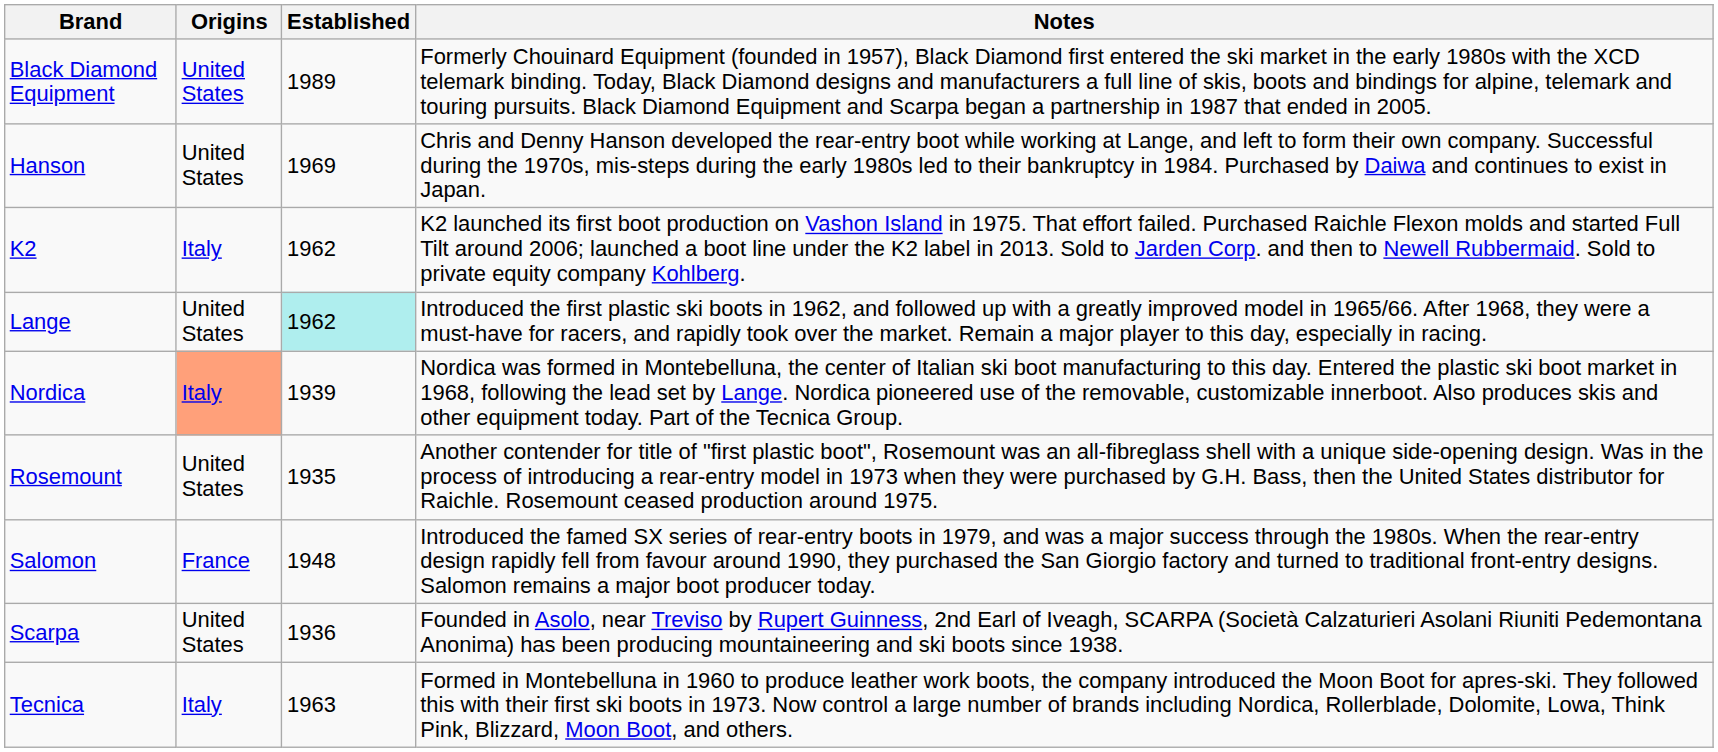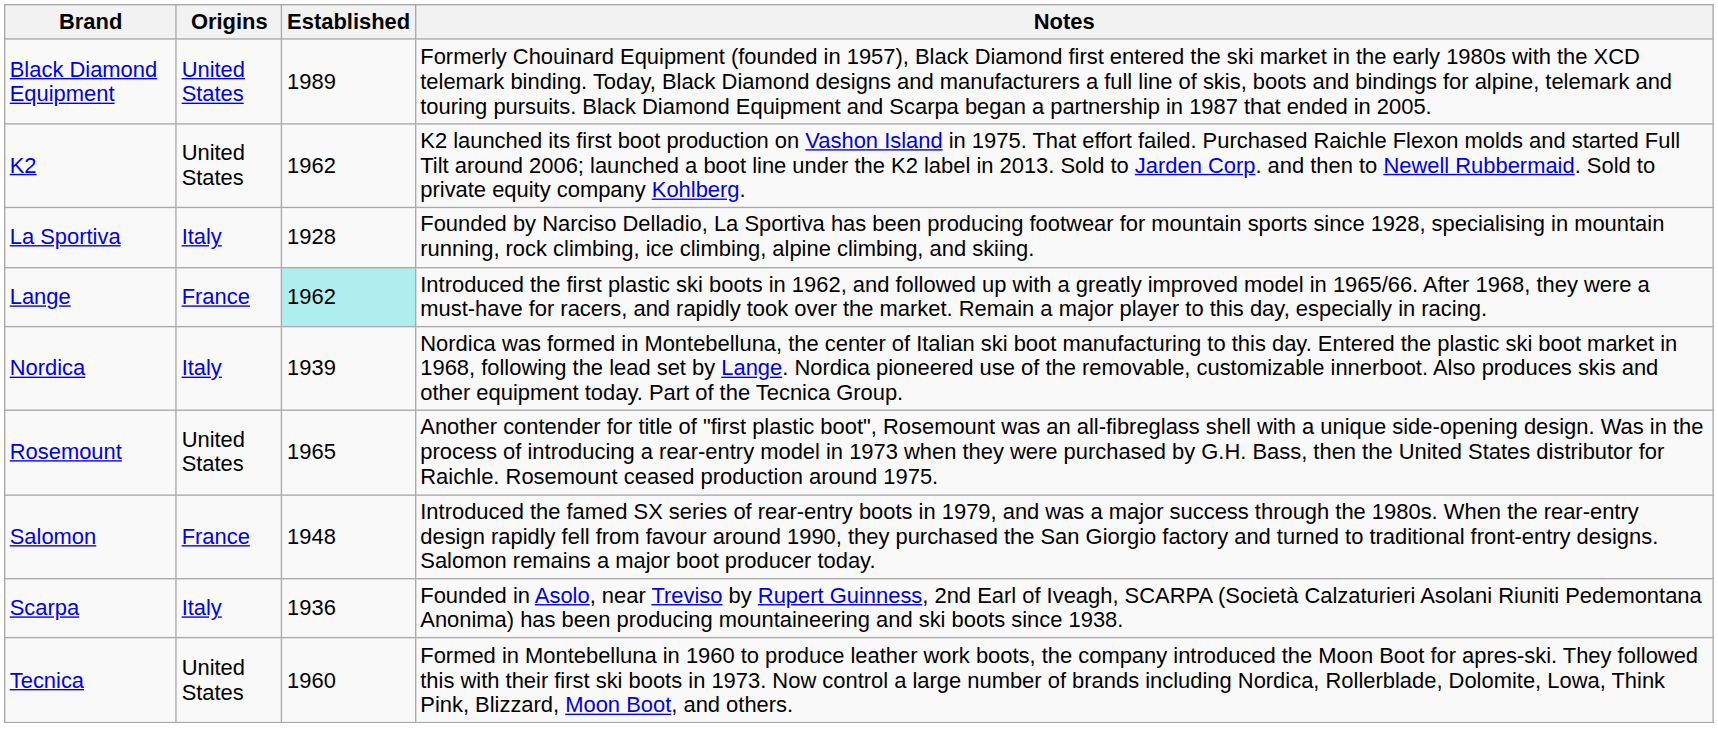- row: (48, 165)
(202, 249) Italy -> (213, 165) United States
+ row: (65, 237)
(213, 321) United States -> (216, 296) France
(202, 392) lightsalmon background -> (202, 368) no background
(312, 477) 1935 -> (312, 452) 1965
(213, 632) United States -> (202, 608) Italy
(202, 704) Italy -> (213, 679) United States
(312, 704) 1963 -> (312, 679) 1960
